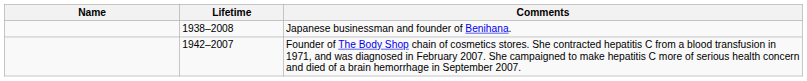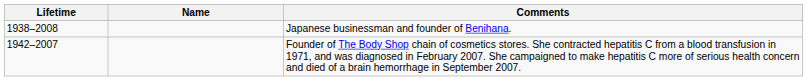columns swapped: (92, 12) <-> (232, 12)
